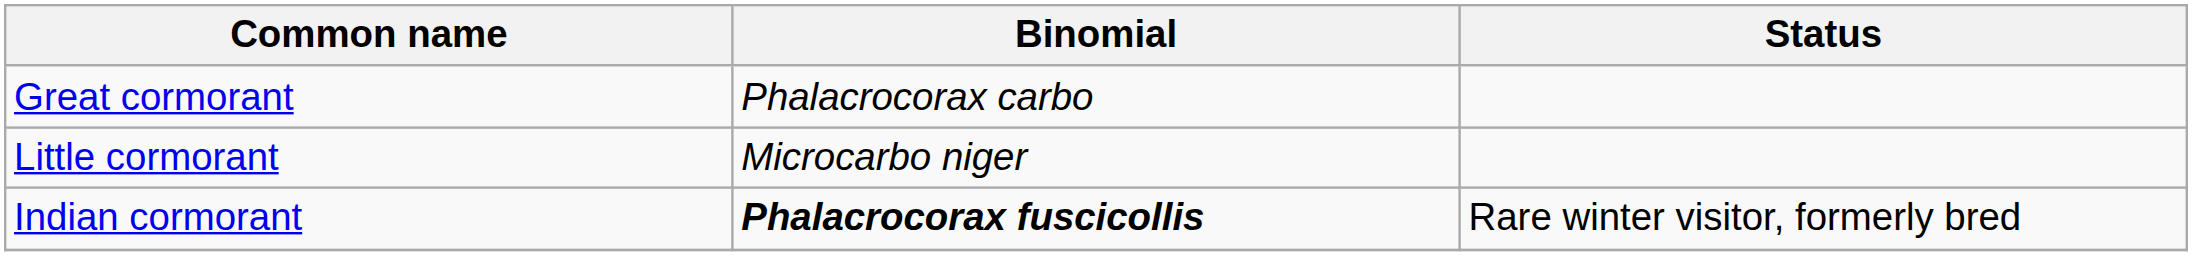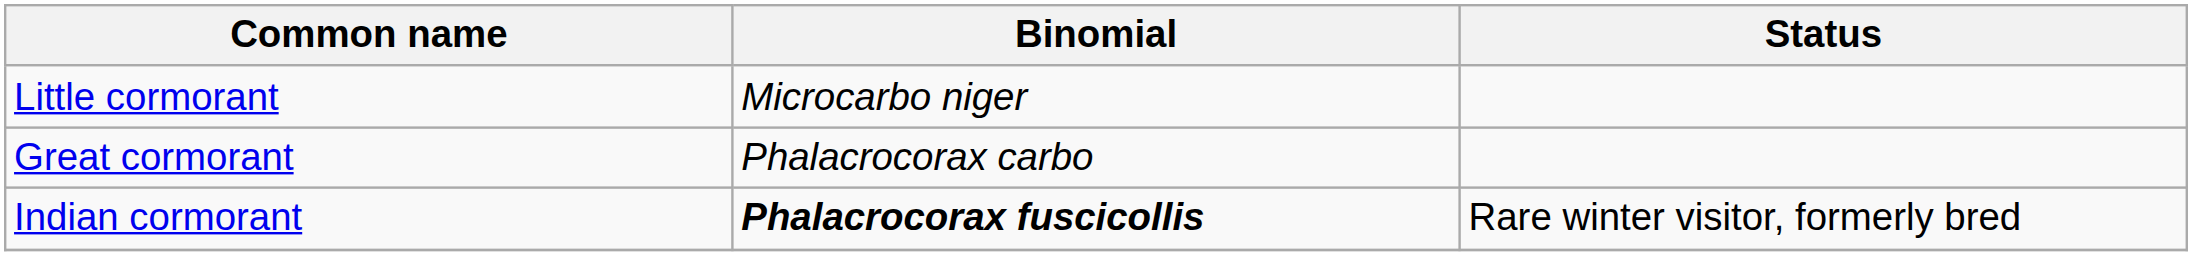rows swapped: (146, 156) <-> (154, 95)
